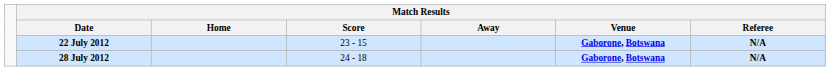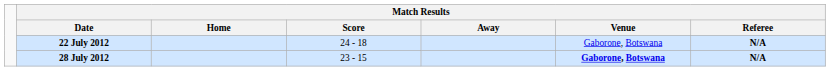(354, 43) 23 - 15 -> (354, 43) 24 - 18
(623, 43) bold -> (623, 43) normal
(354, 58) 24 - 18 -> (354, 58) 23 - 15
